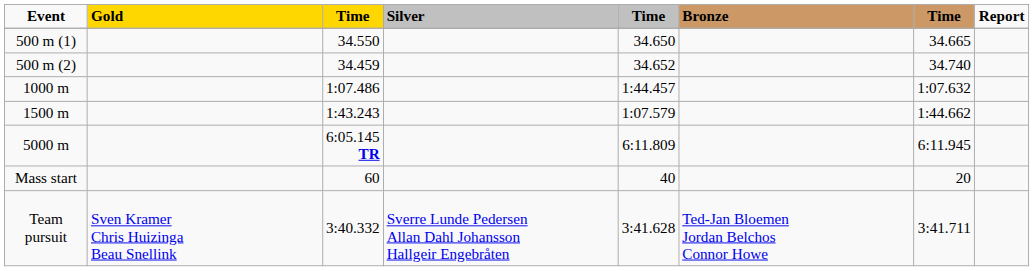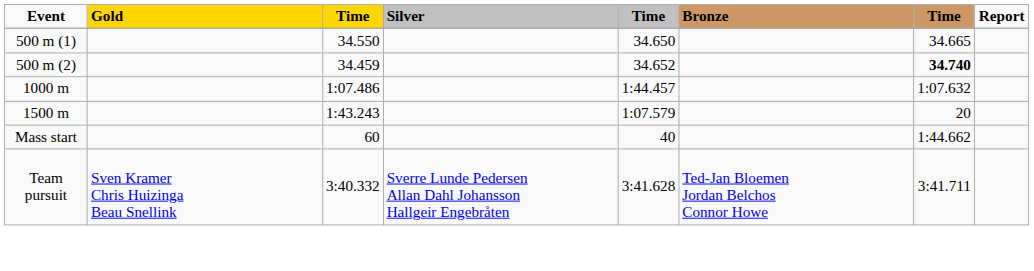(950, 64) normal -> (950, 64) bold
(944, 112) 1:44.662 -> (963, 112) 20
- row: (46, 145)
(963, 178) 20 -> (944, 137) 1:44.662
